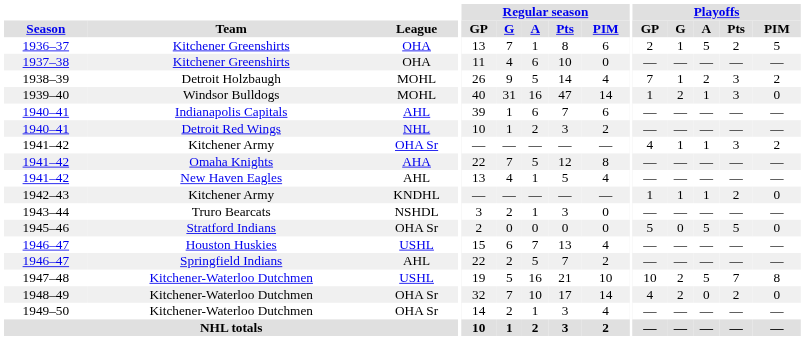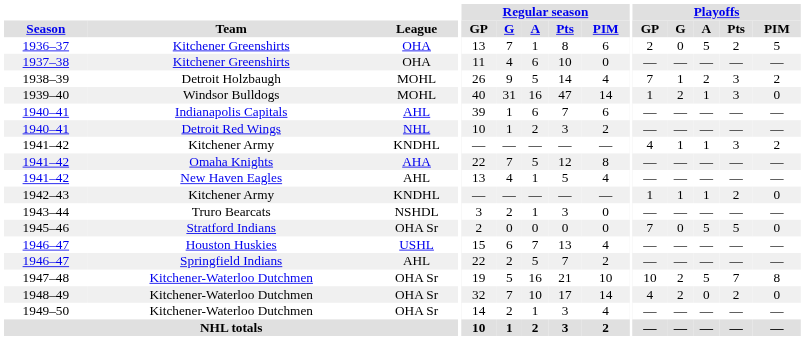(680, 45) 1 -> (680, 45) 0
(417, 145) OHA Sr -> (417, 145) KNDHL
(650, 228) 5 -> (650, 228) 7
(417, 277) USHL -> (417, 277) OHA Sr
